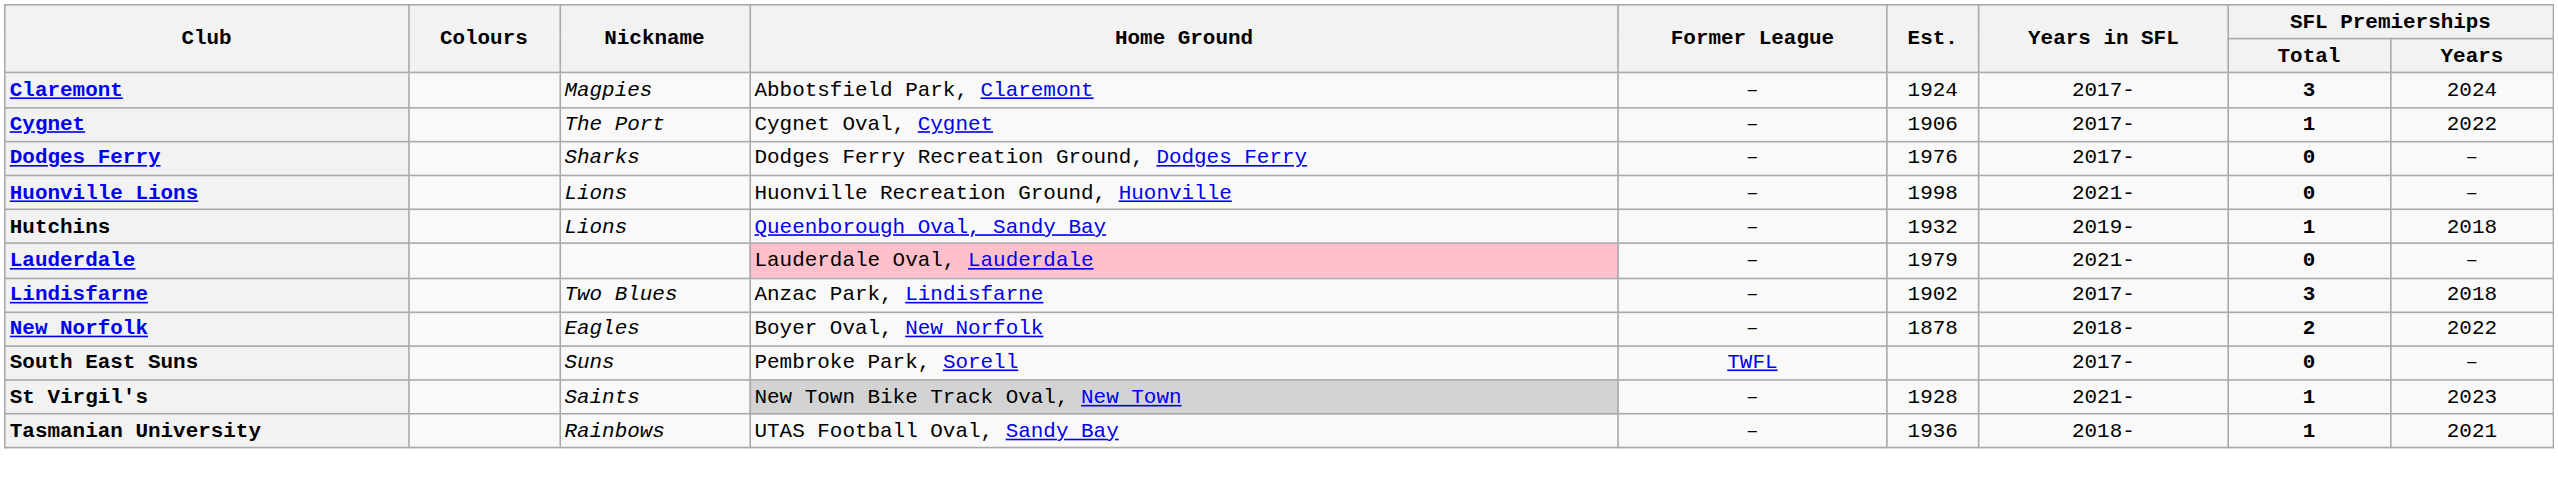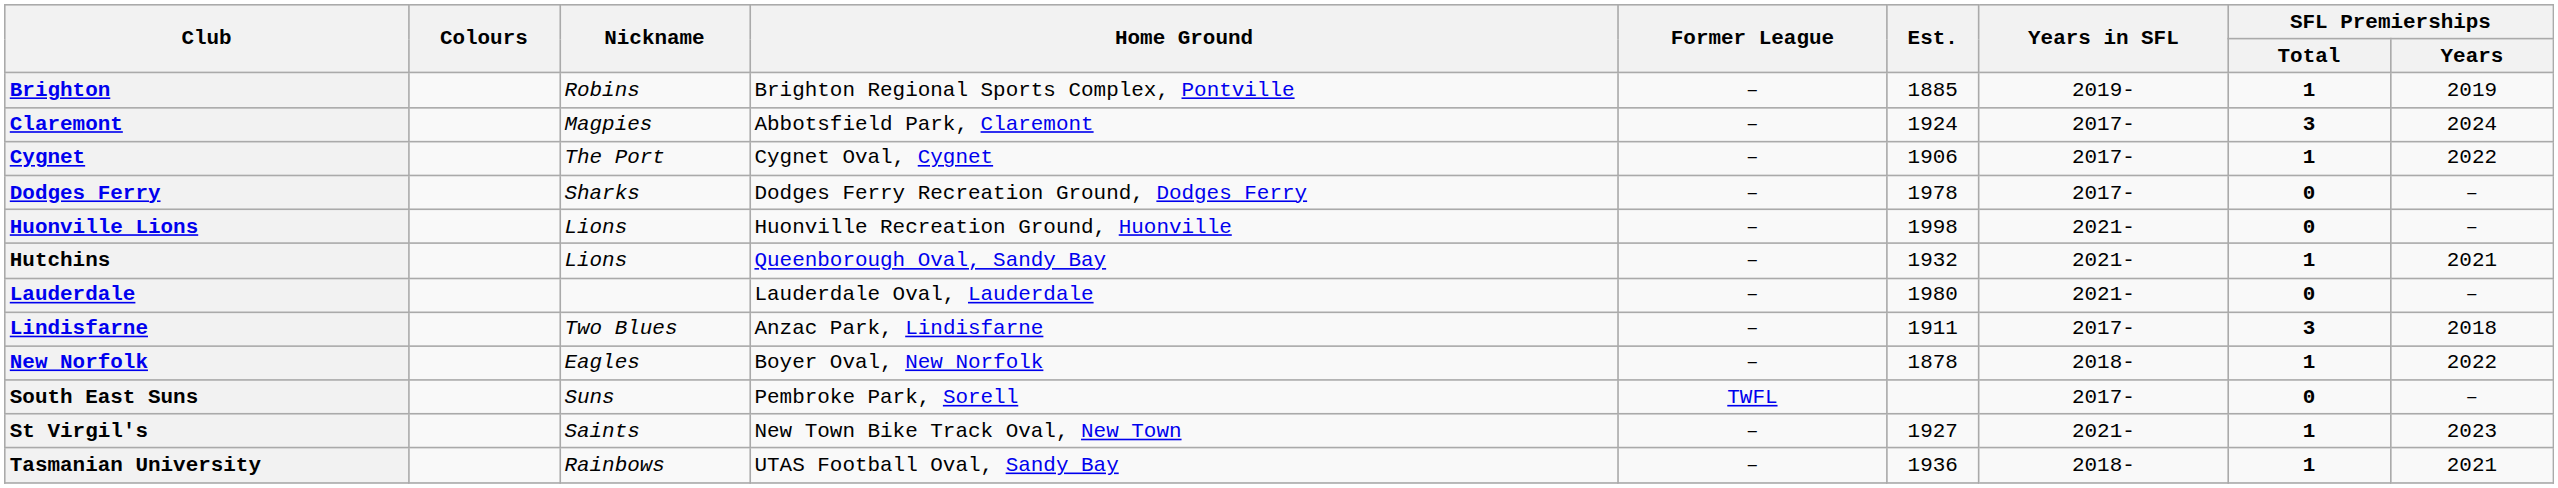+ row: (60, 90)
(1933, 158) 1976 -> (1933, 192) 1978
(2103, 227) 2019- -> (2103, 261) 2021-
(2472, 227) 2018 -> (2472, 261) 2021
(924, 261) pink background -> (924, 295) no background
(1933, 261) 1979 -> (1933, 295) 1980
(1933, 295) 1902 -> (1933, 329) 1911
(2309, 329) 2 -> (2309, 363) 1
(968, 397) lightgrey background -> (968, 431) no background
(1933, 397) 1928 -> (1933, 431) 1927
